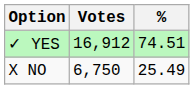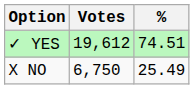(102, 44) 16,912 -> (102, 44) 19,612
